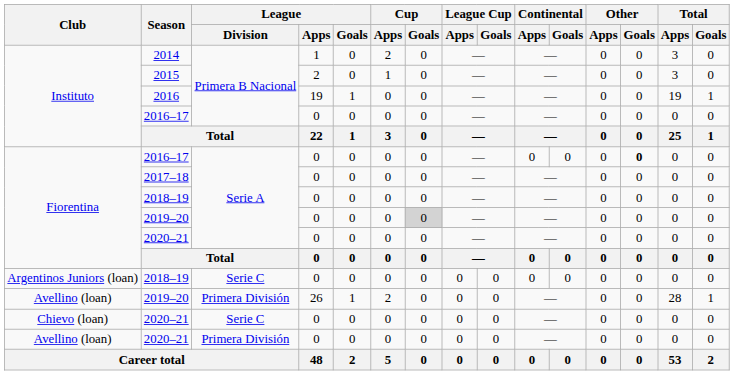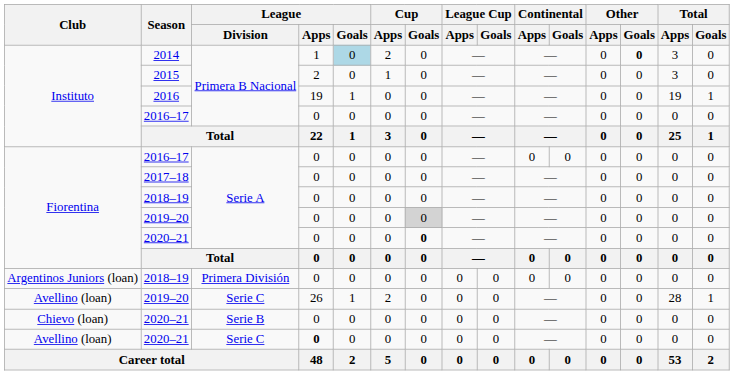(352, 55) no background -> (352, 55) lightblue background
(639, 55) normal -> (639, 55) bold
(639, 156) bold -> (639, 156) normal
(424, 237) normal -> (424, 237) bold
(245, 278) Serie C -> (245, 278) Primera División
(245, 298) Primera División -> (245, 298) Serie C
(245, 319) Serie C -> (245, 319) Serie B
(245, 339) Primera División -> (245, 339) Serie C
(316, 339) normal -> (316, 339) bold
